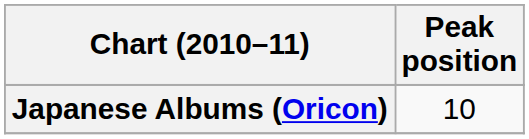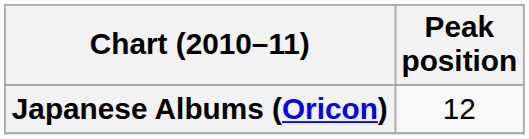(459, 108) 10 -> (459, 108) 12
